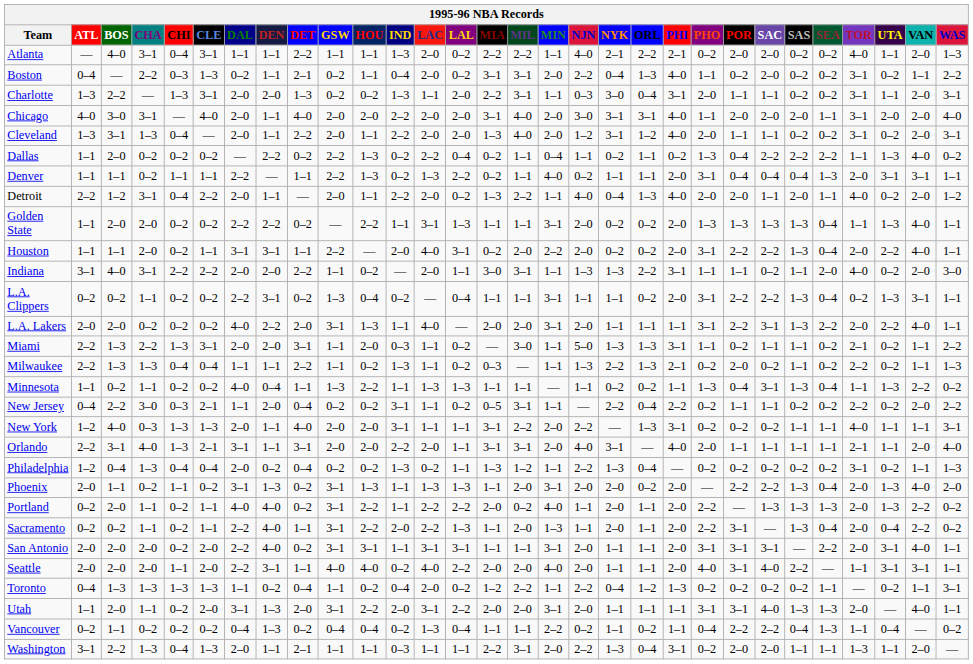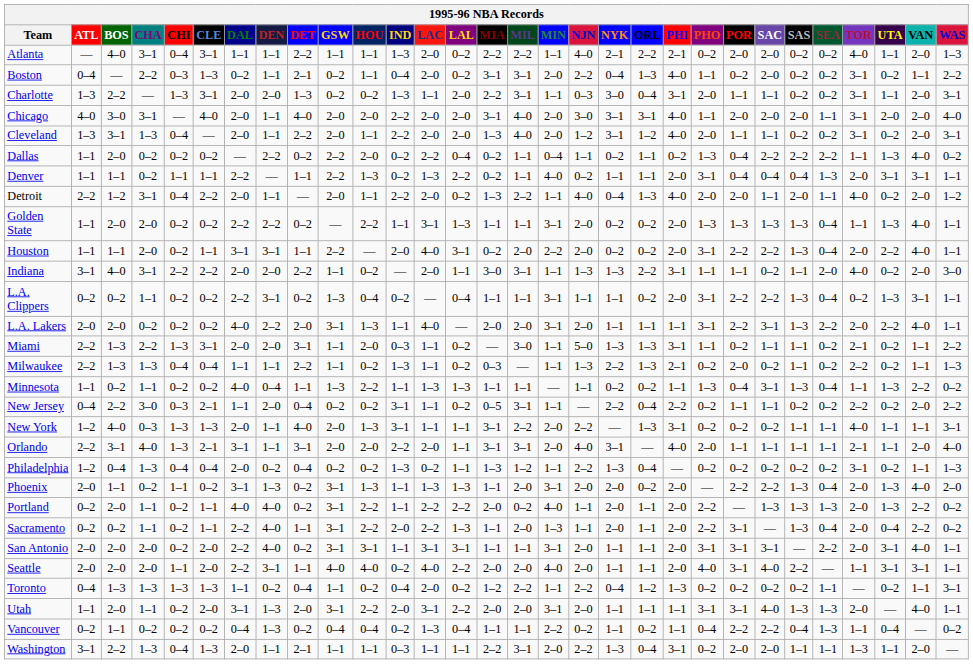(369, 156) 1–3 -> (369, 156) 2–0
(369, 427) 2–0 -> (369, 427) 1–3
